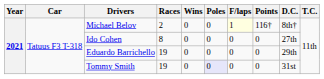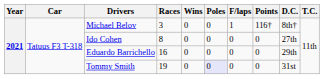(161, 24) 2 -> (161, 24) 3
(231, 24) lightyellow background -> (231, 24) no background
(163, 52) 19 -> (163, 52) 16
